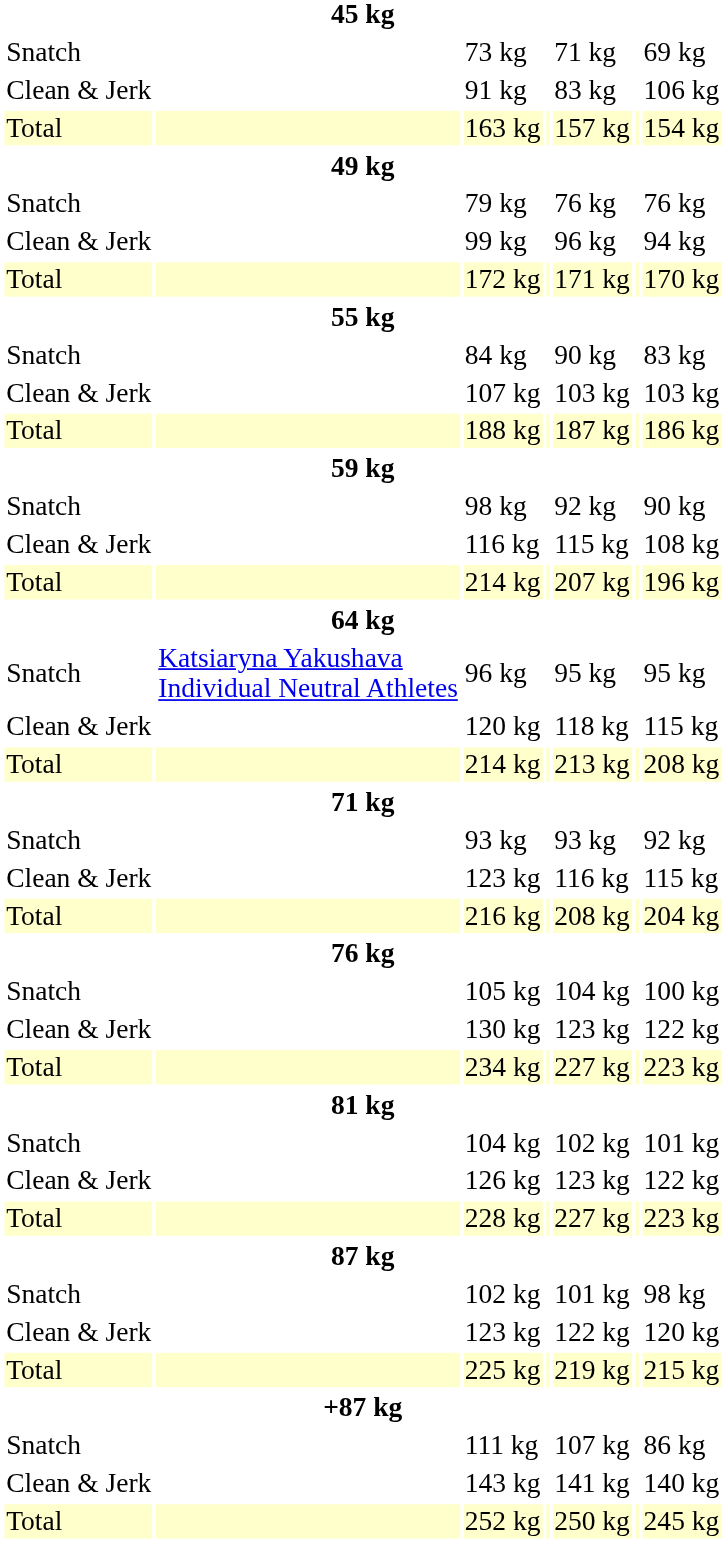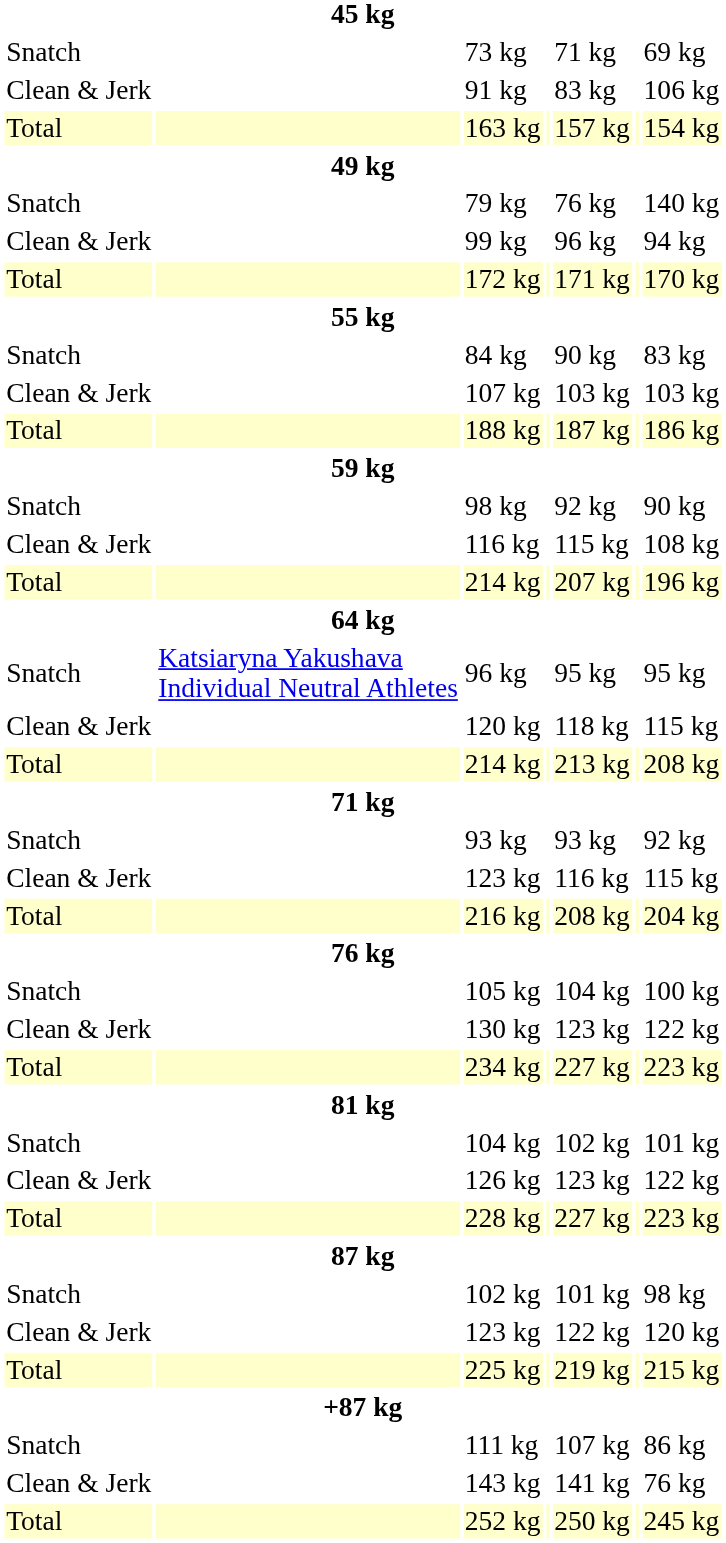(675, 203) 76 kg -> (681, 203) 140 kg
(681, 1483) 140 kg -> (675, 1483) 76 kg
